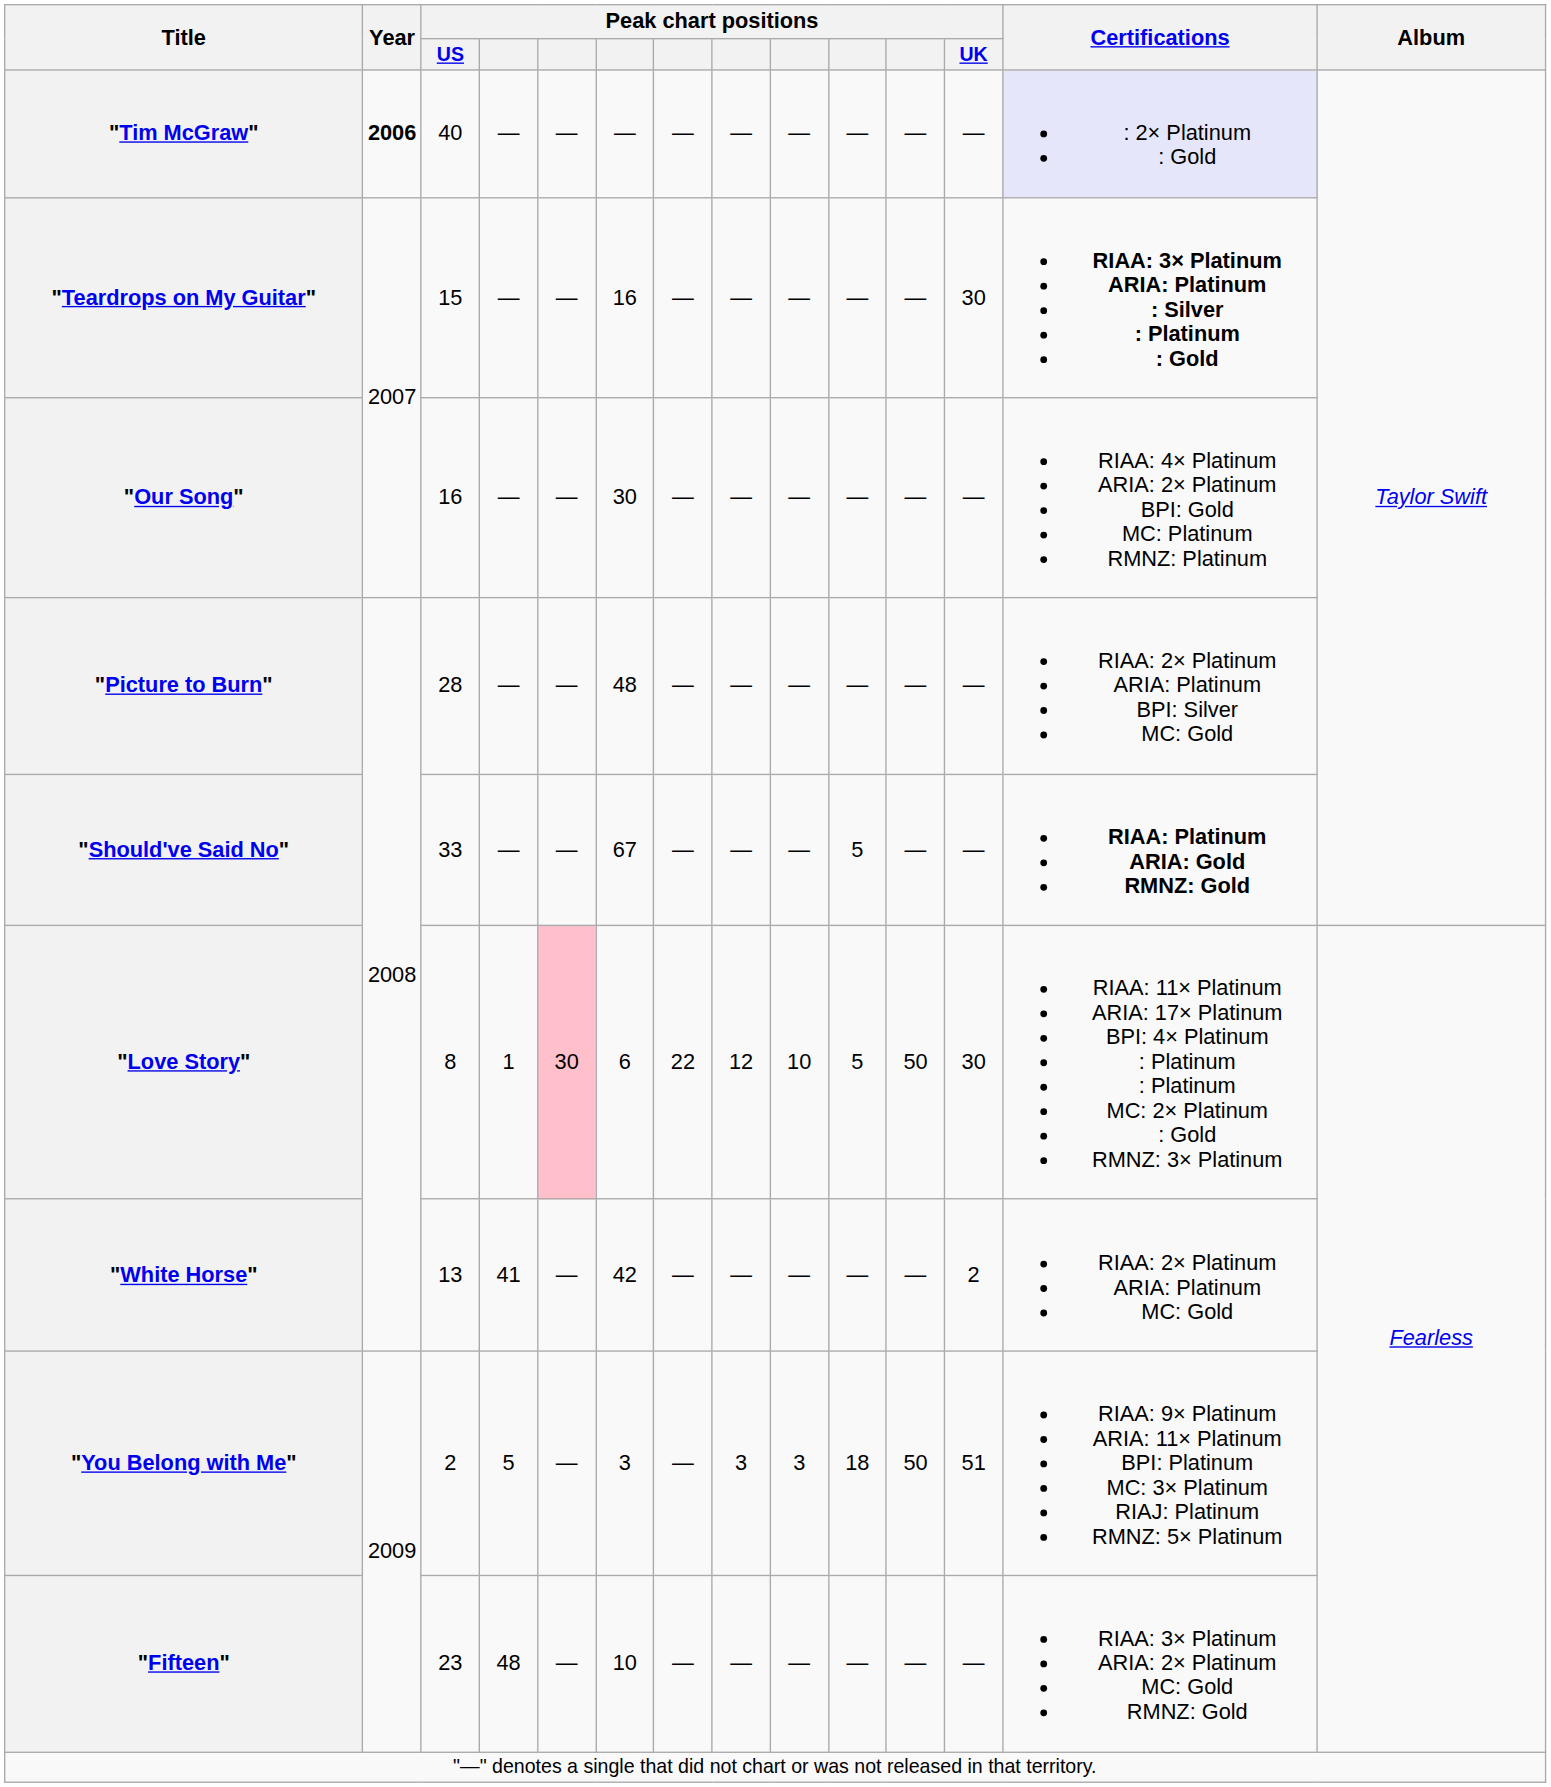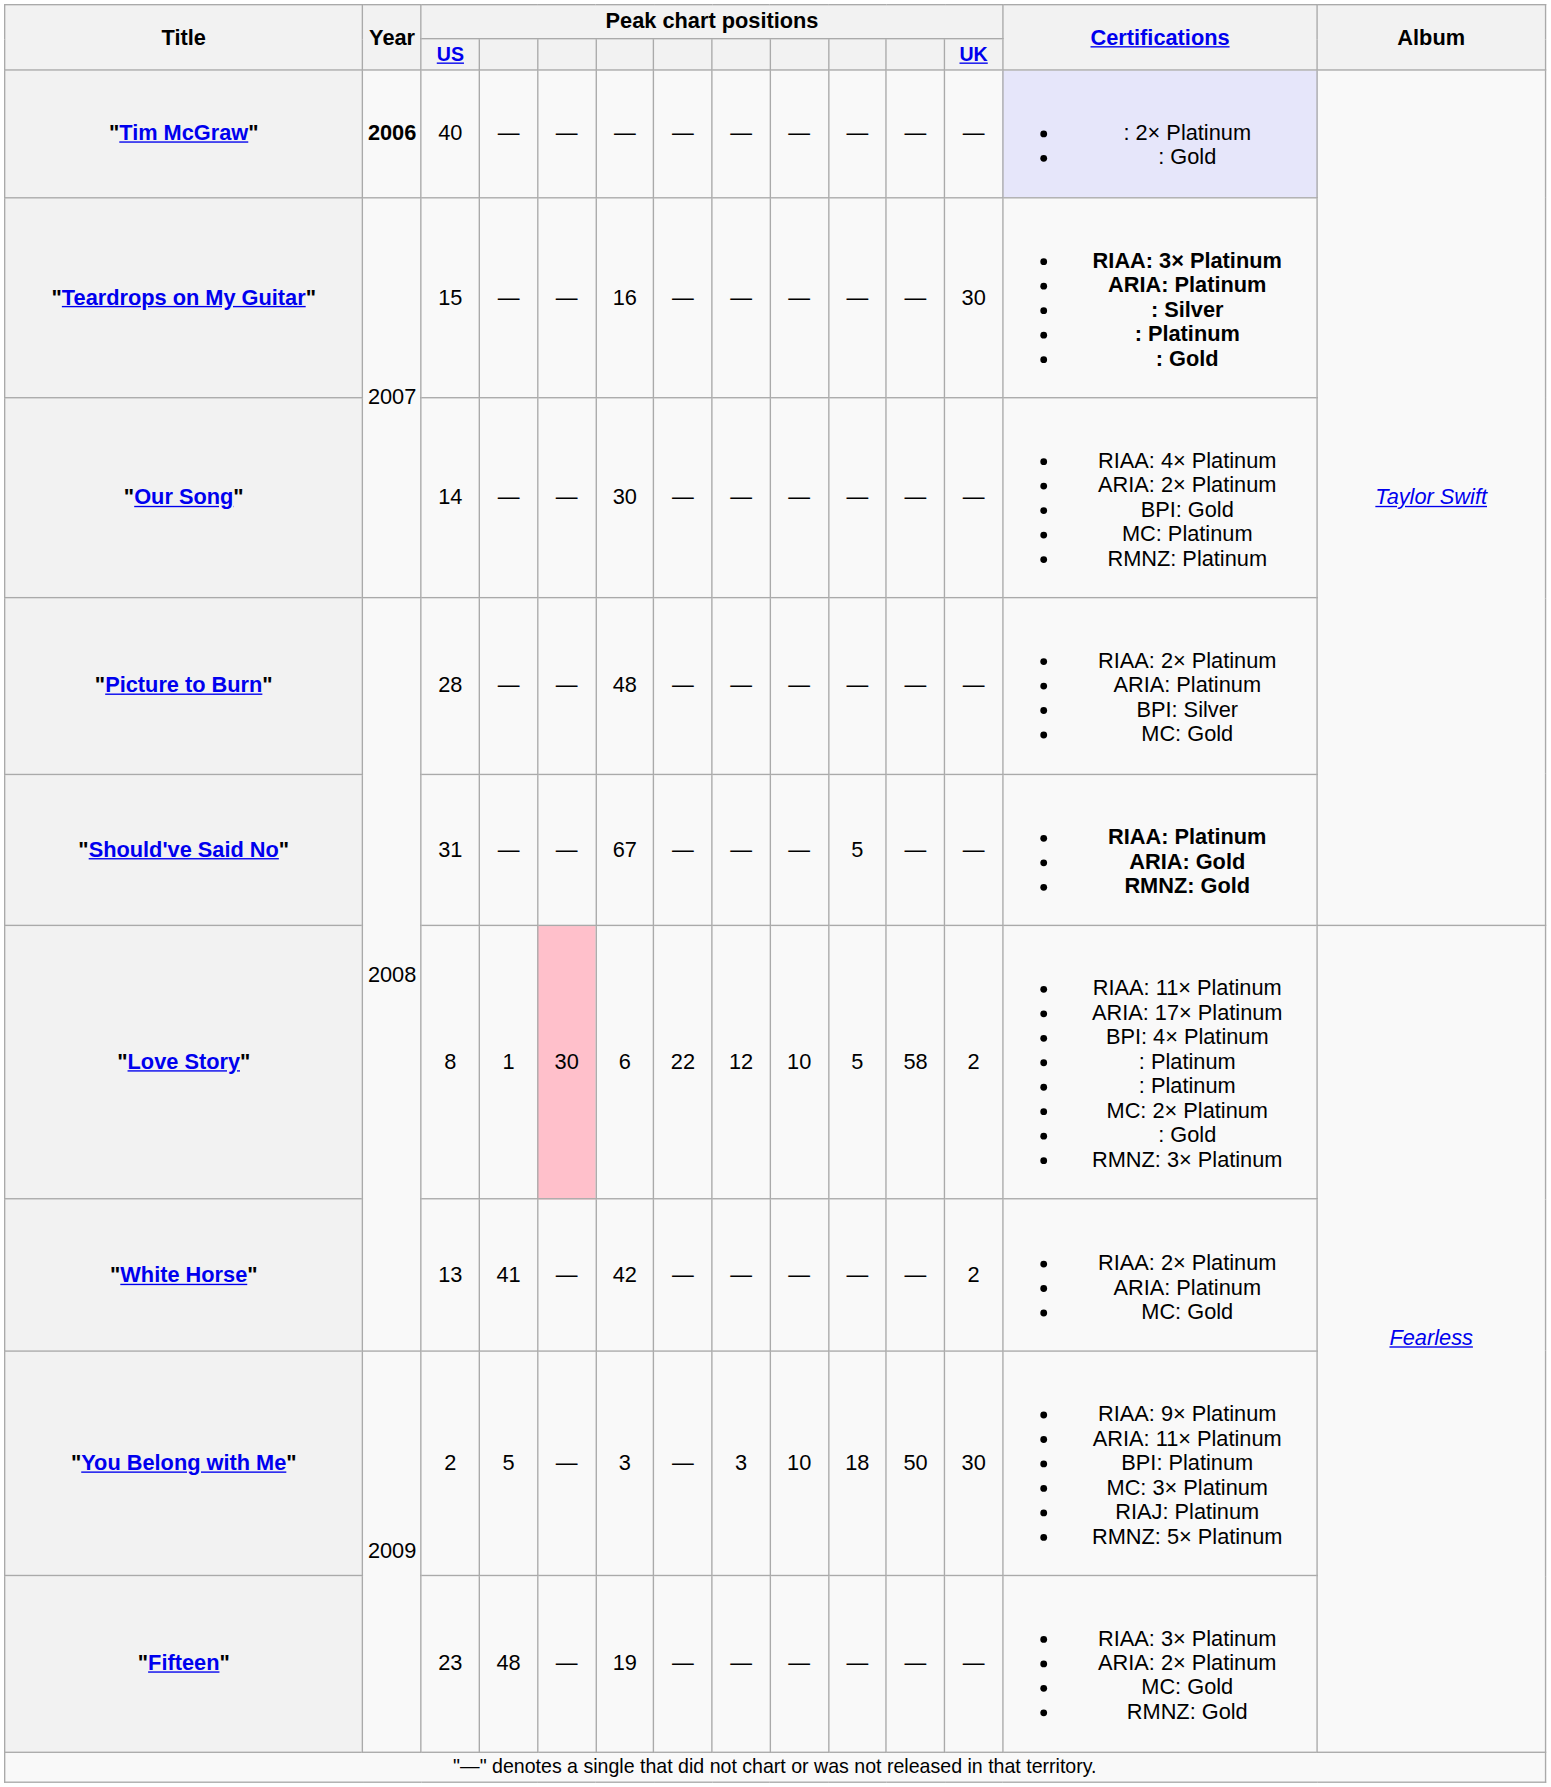(450, 497) 16 -> (450, 497) 14
(450, 849) 33 -> (450, 849) 31
(915, 1062) 50 -> (915, 1062) 58
(974, 1062) 30 -> (974, 1062) 2
(799, 1463) 3 -> (799, 1463) 10
(974, 1463) 51 -> (974, 1463) 30
(625, 1663) 10 -> (625, 1663) 19
